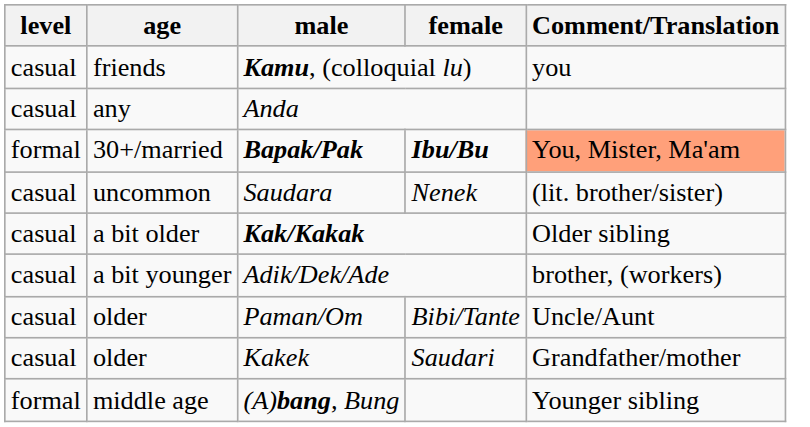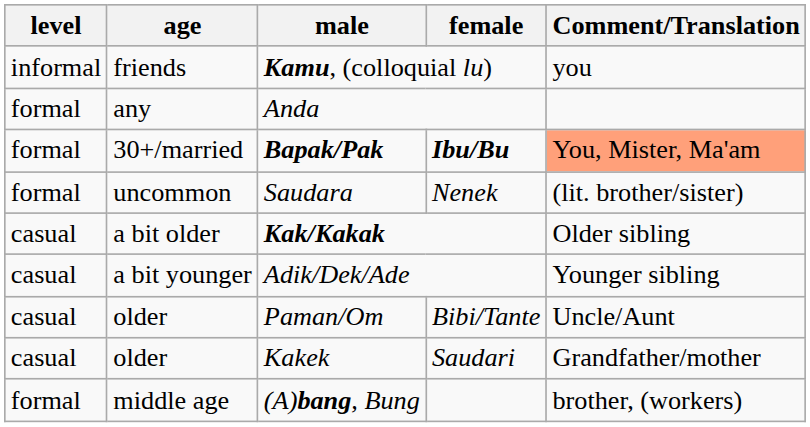(44, 66) casual -> (56, 66) informal
(44, 108) casual -> (46, 108) formal
(44, 191) casual -> (46, 191) formal
(627, 274) brother, (workers) -> (636, 274) Younger sibling
(616, 399) Younger sibling -> (647, 399) brother, (workers)
